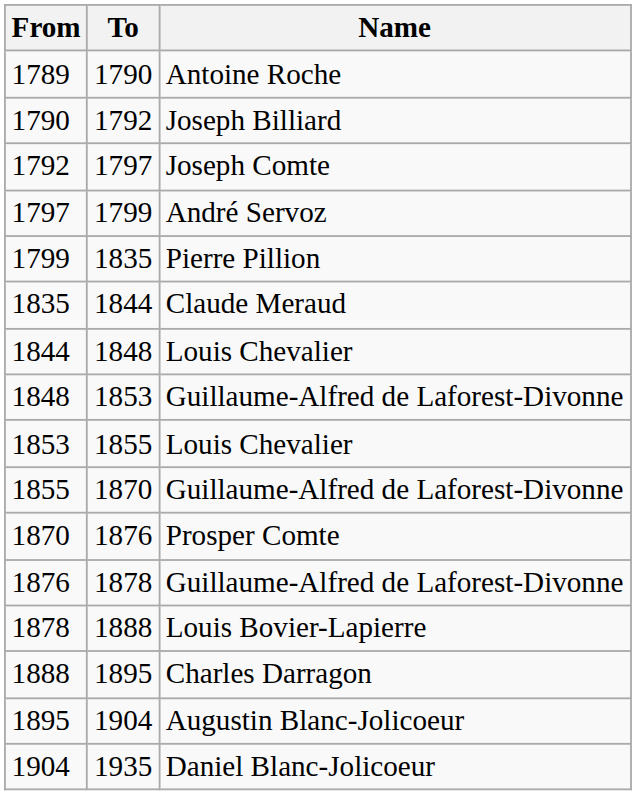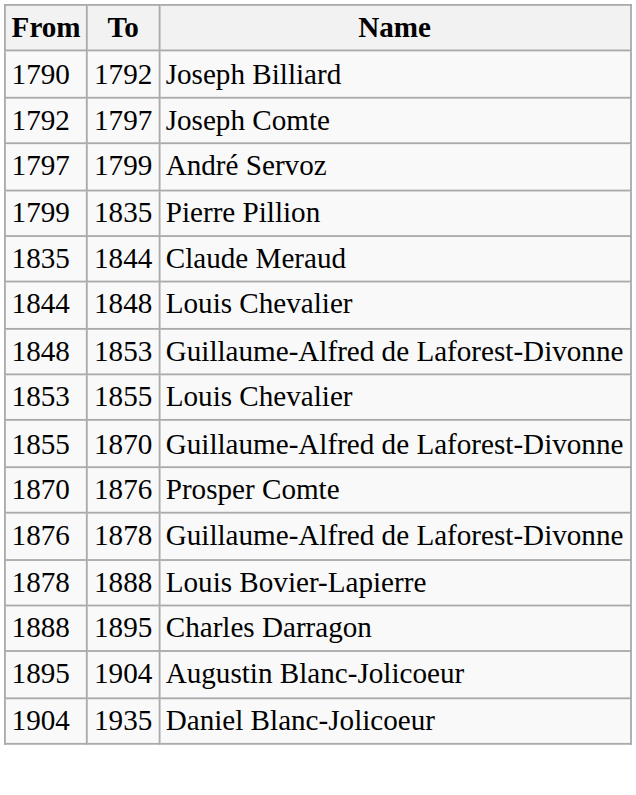- row: (41, 73)
